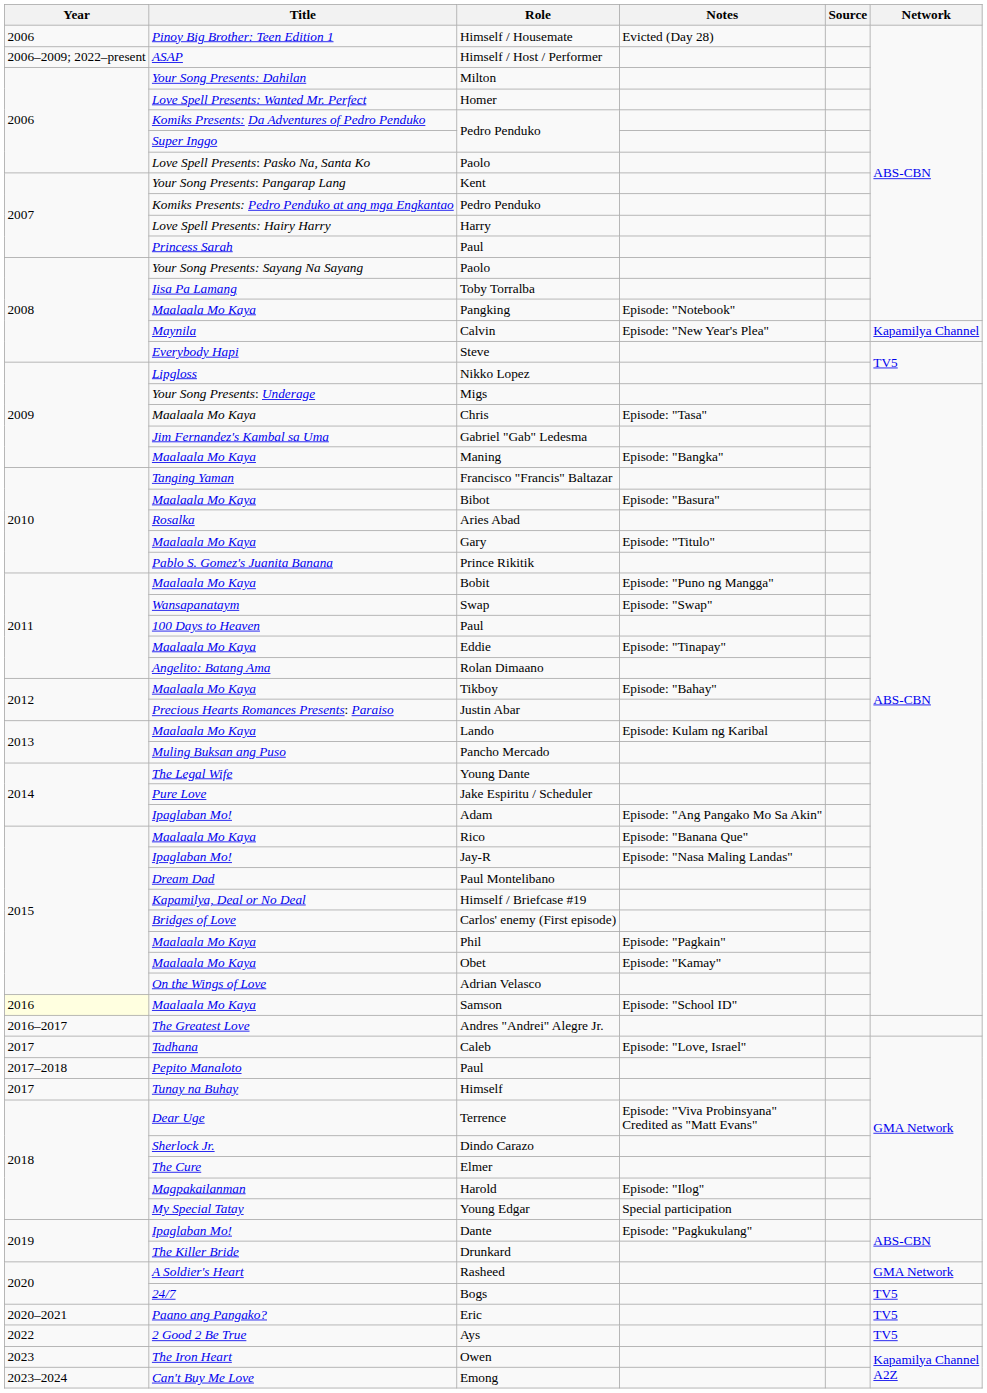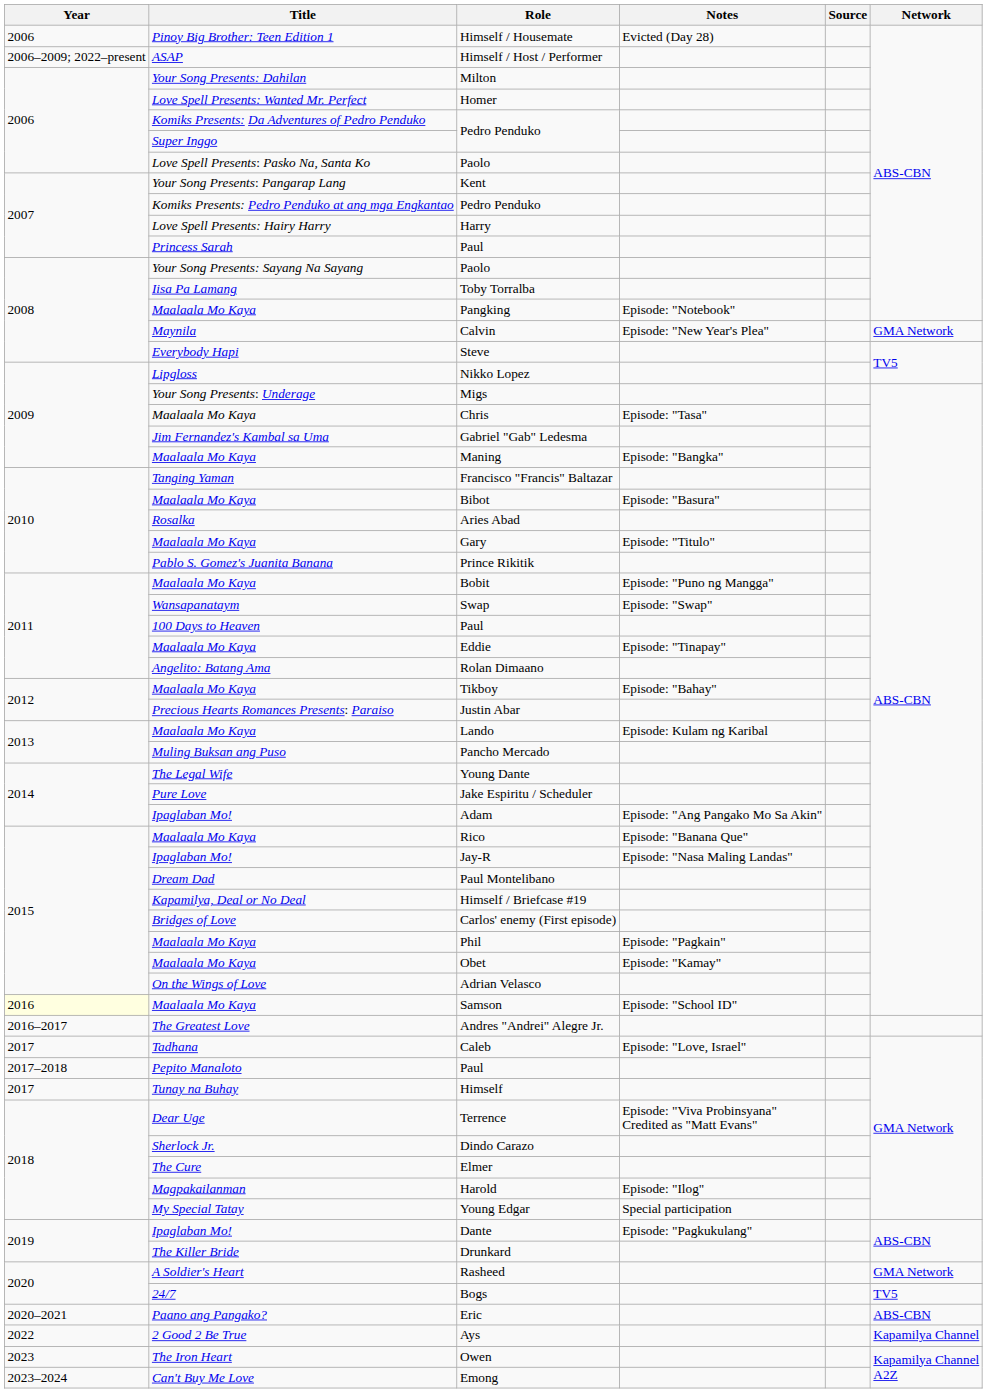(926, 330) Kapamilya Channel -> (913, 330) GMA Network
(886, 1314) TV5 -> (902, 1314) ABS-CBN
(886, 1335) TV5 -> (926, 1335) Kapamilya Channel
